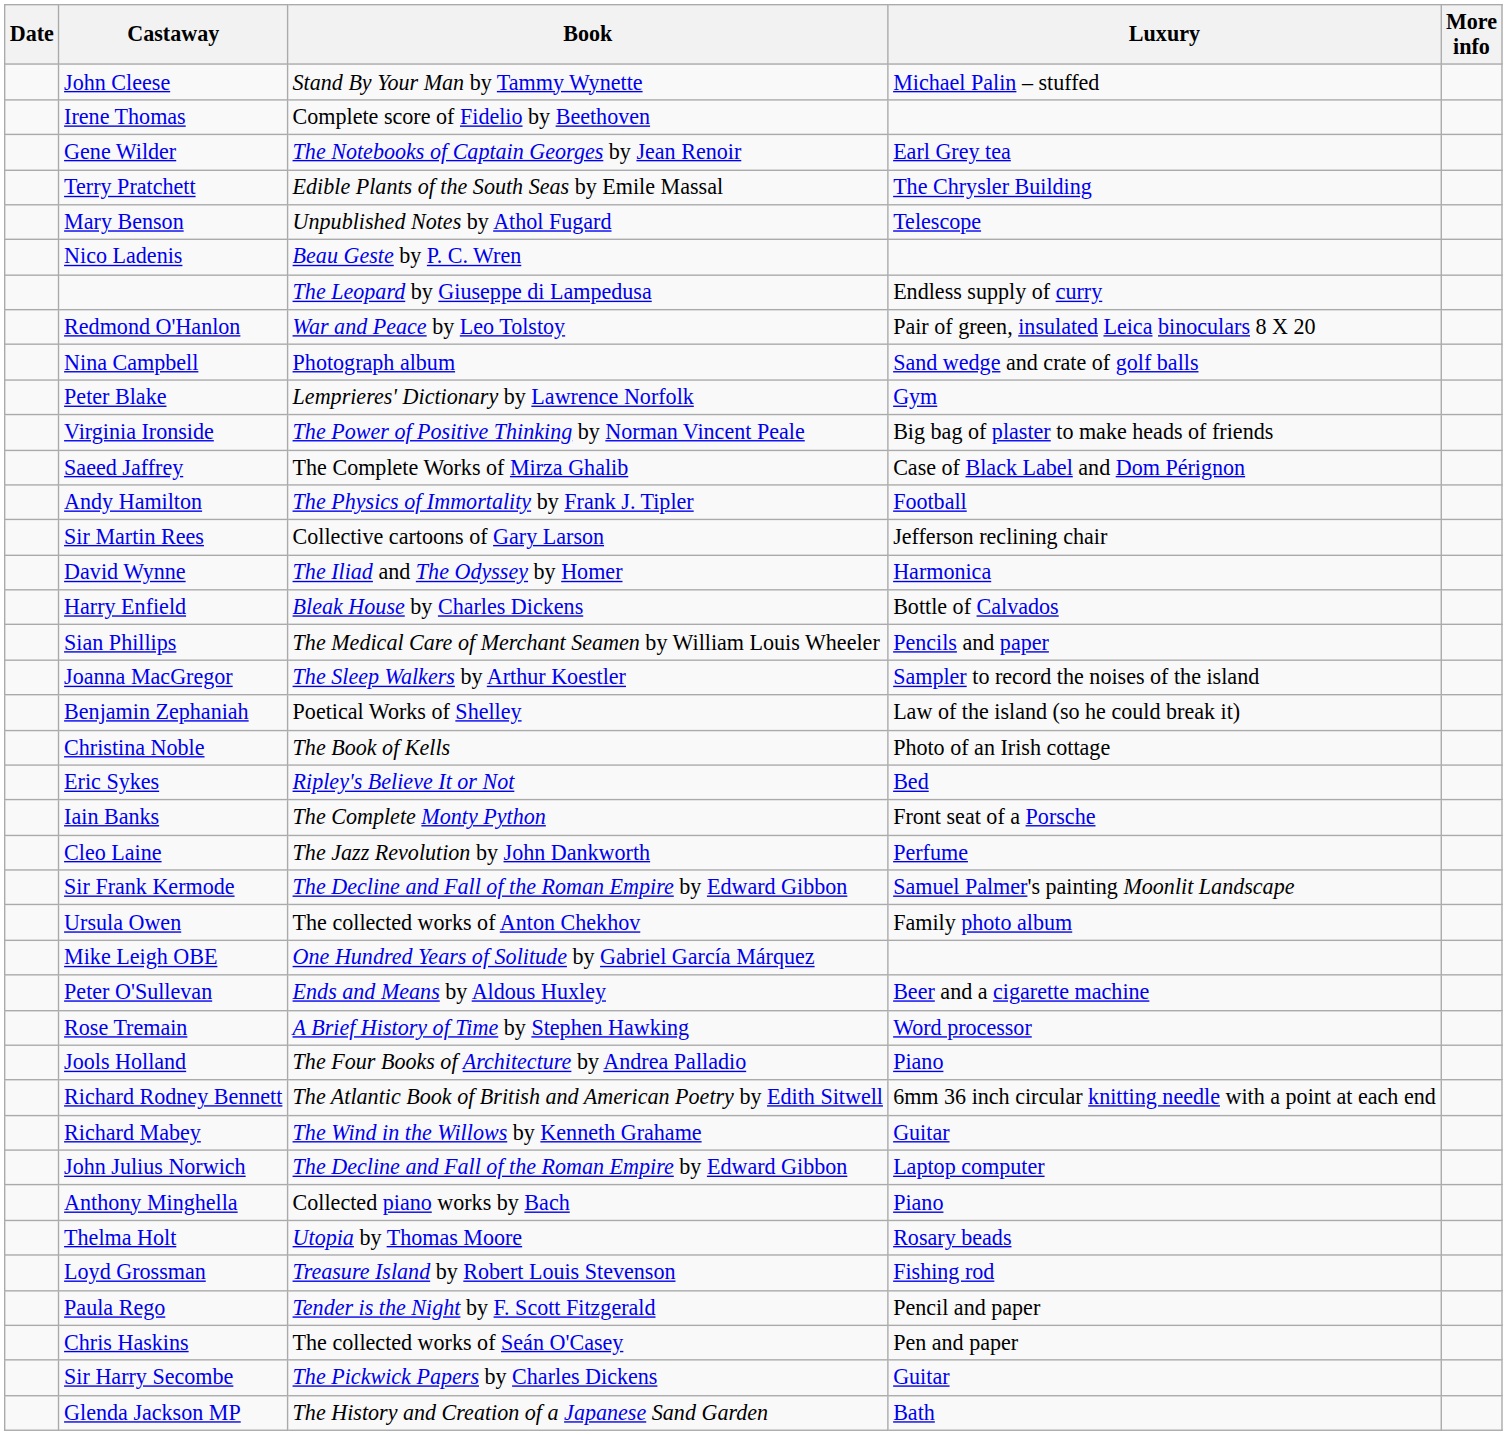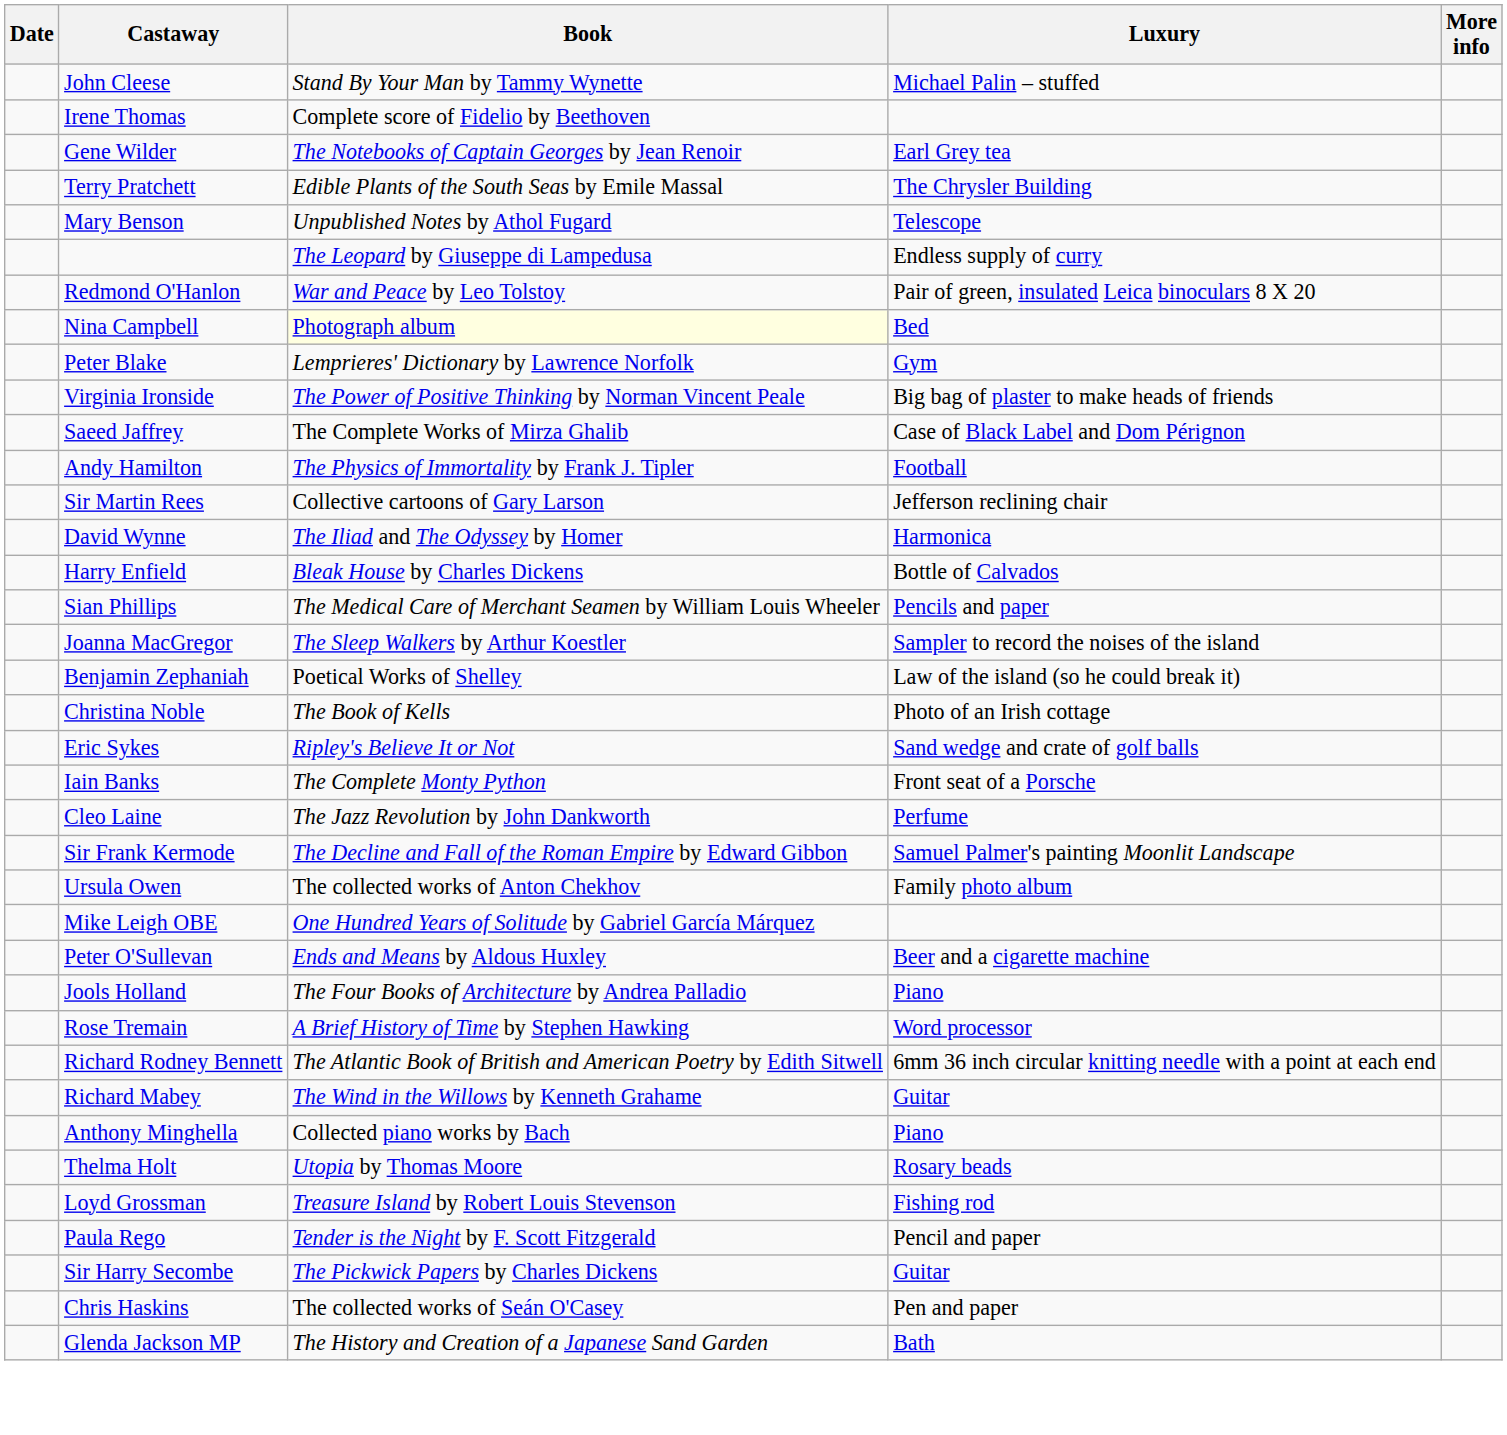- row: (123, 256)
(374, 362) no background -> (374, 326) lightyellow background
(1046, 362) Sand wedge and crate of golf balls -> (911, 326) Bed
(911, 782) Bed -> (1046, 747) Sand wedge and crate of golf balls
rows swapped: (125, 1062) <-> (126, 1027)
- row: (155, 1167)
rows swapped: (126, 1342) <-> (149, 1377)
